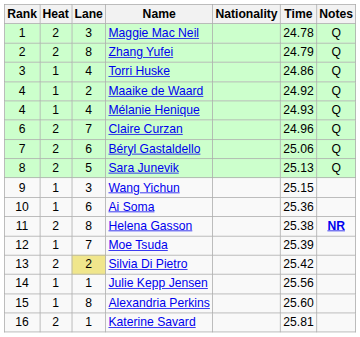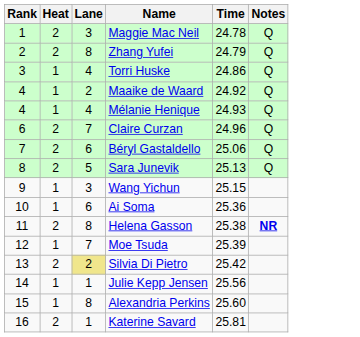- column: (247, 14)
